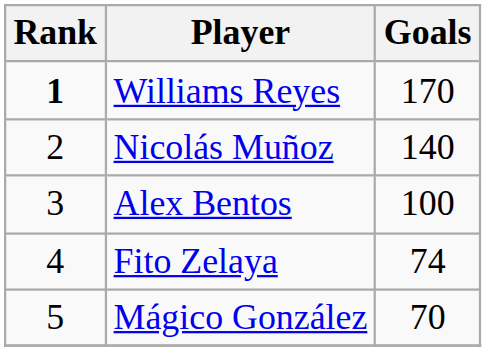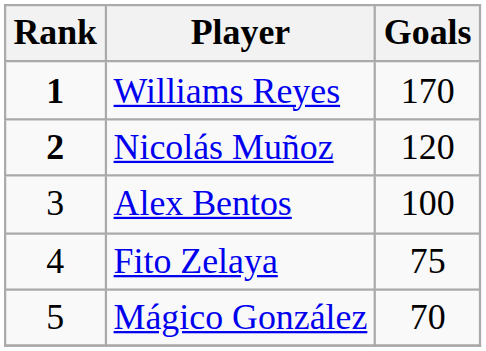(55, 146) normal -> (55, 146) bold
(428, 146) 140 -> (428, 146) 120
(428, 260) 74 -> (428, 260) 75
